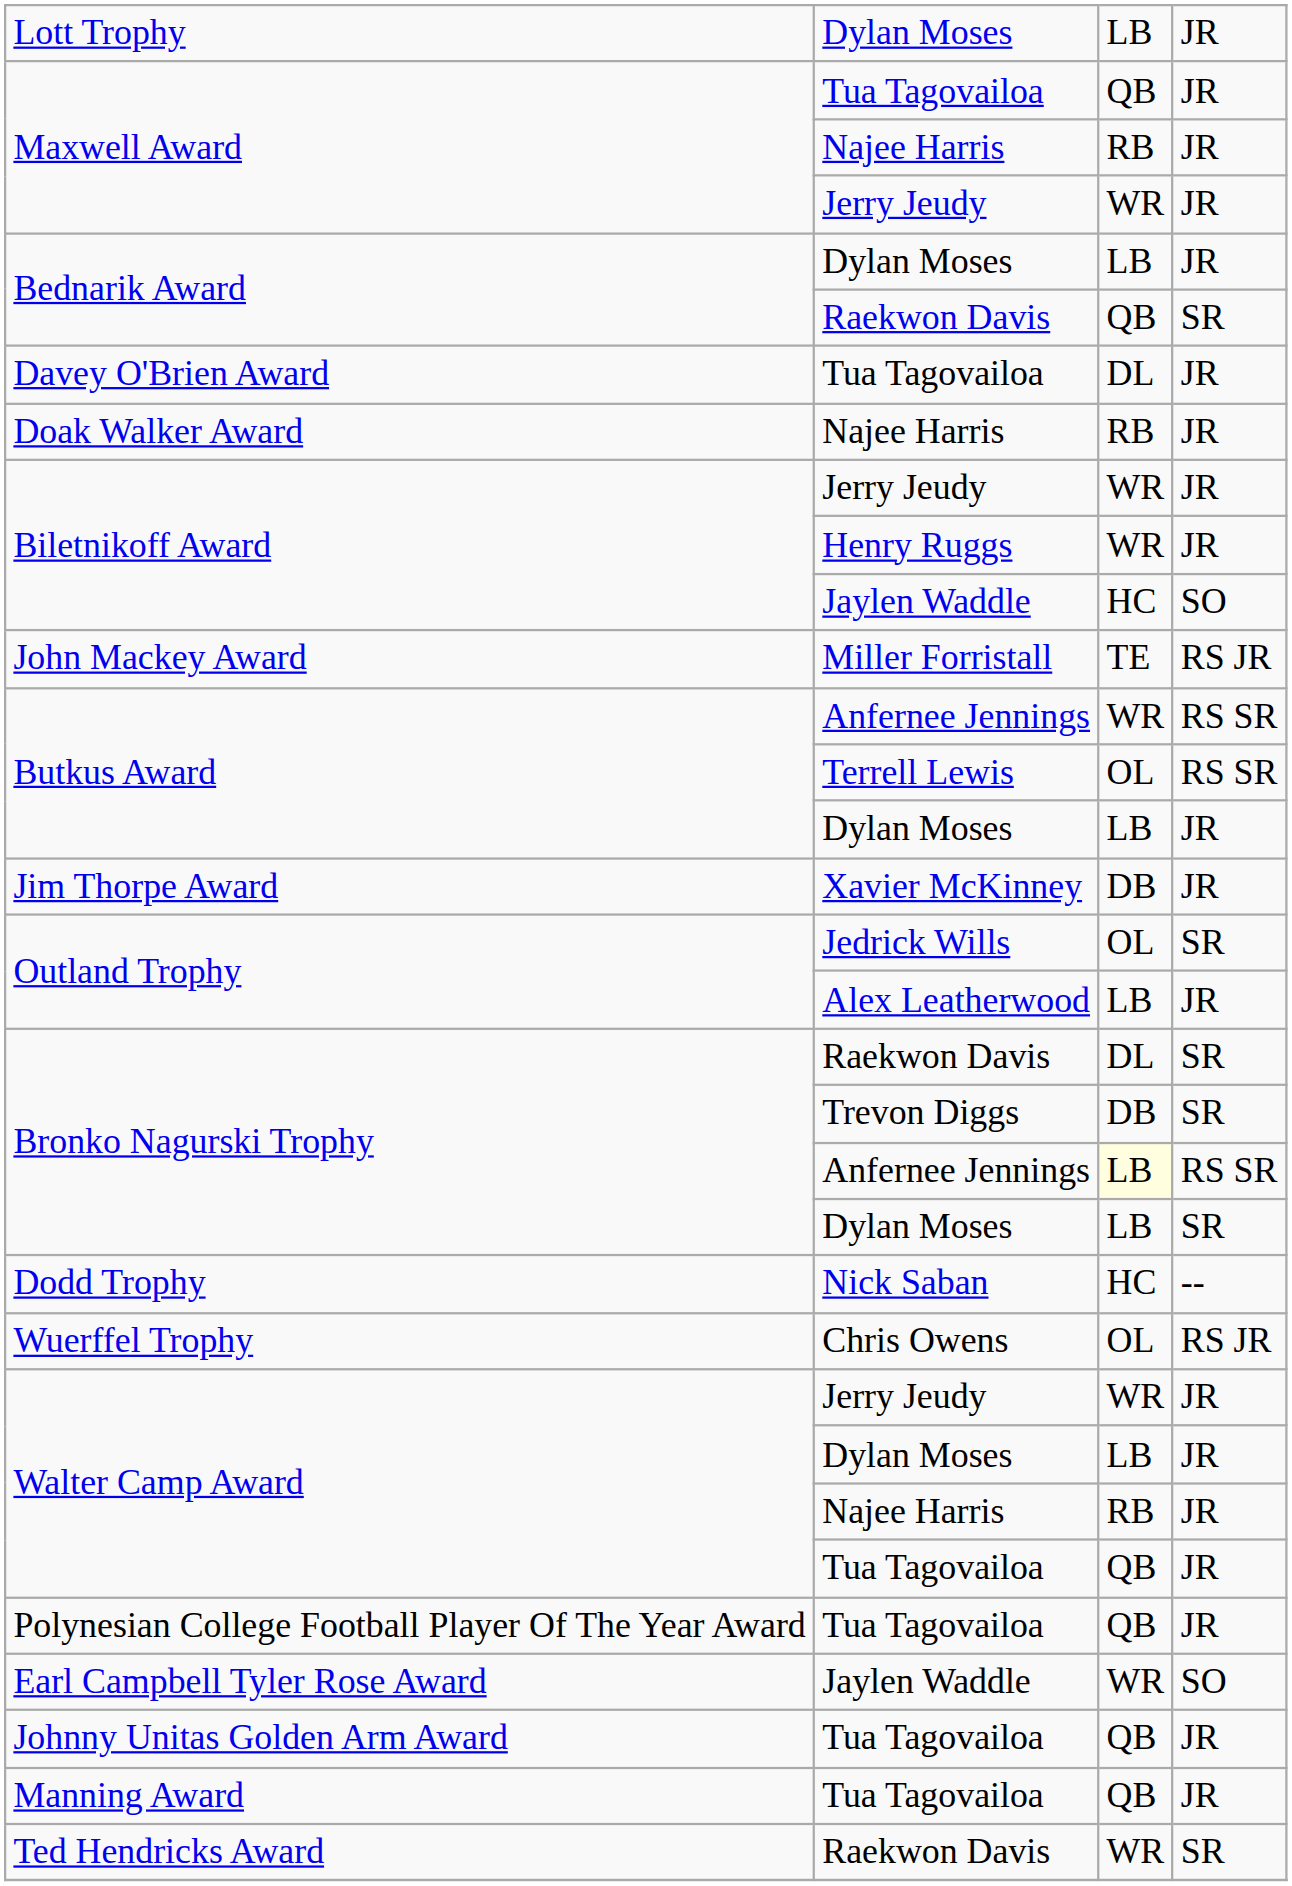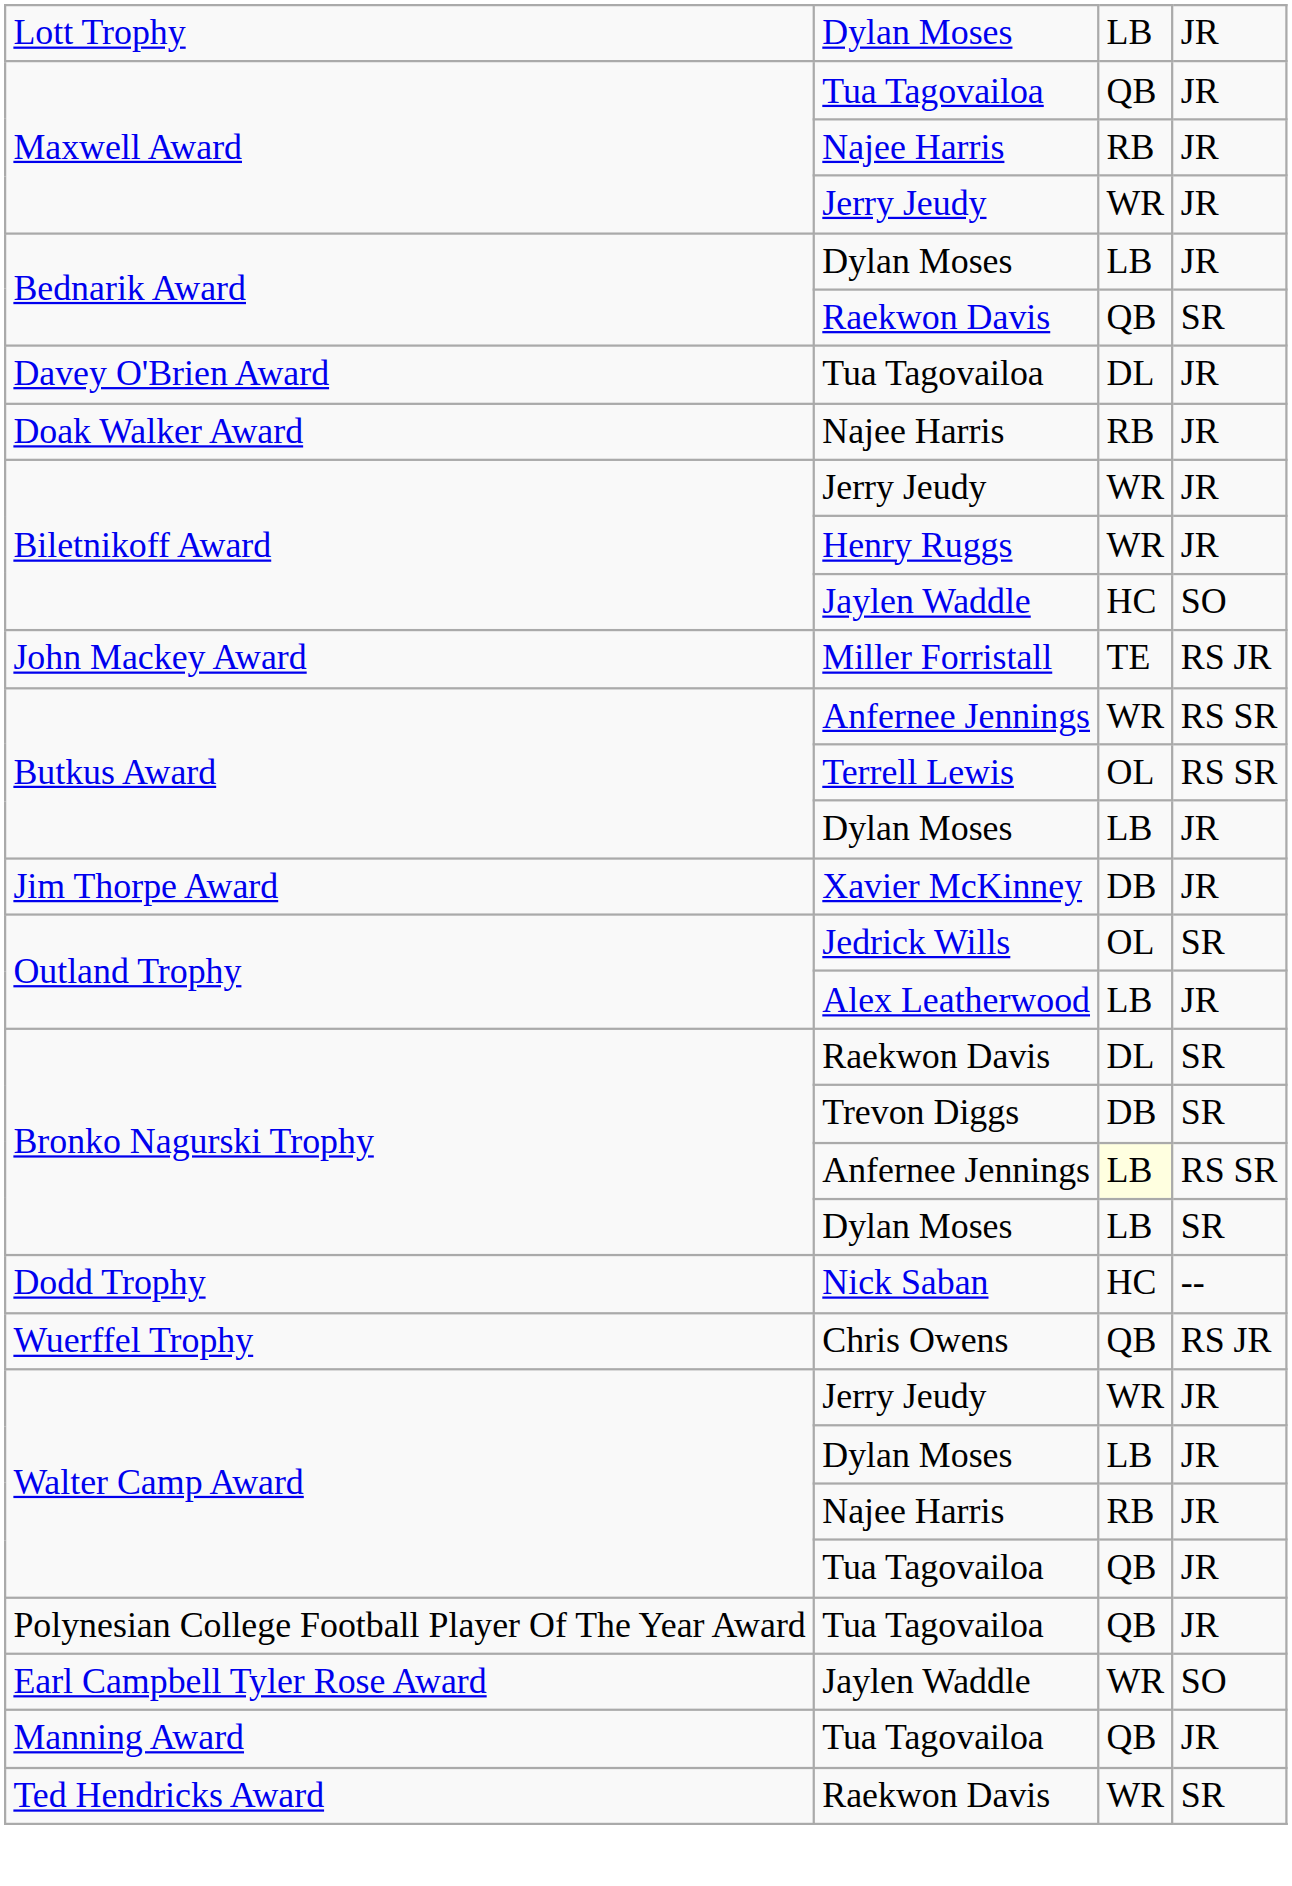(1130, 1340) OL -> (1131, 1340) QB
- row: (261, 1738)
